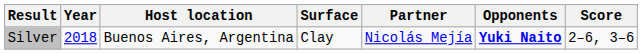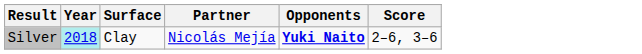- column: (199, 16)
(81, 38) no background -> (81, 38) paleturquoise background
